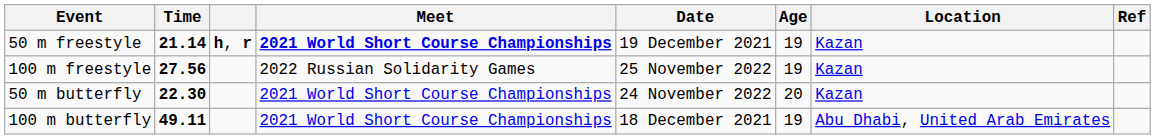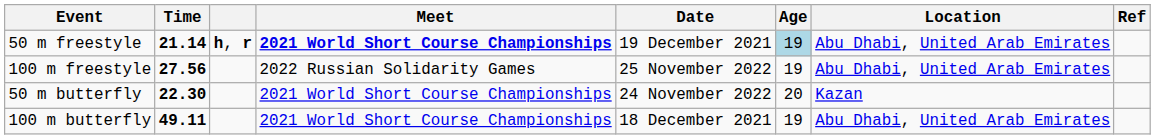(793, 43) no background -> (793, 43) lightblue background
(839, 43) Kazan -> (963, 43) Abu Dhabi, United Arab Emirates
(839, 69) Kazan -> (963, 69) Abu Dhabi, United Arab Emirates
